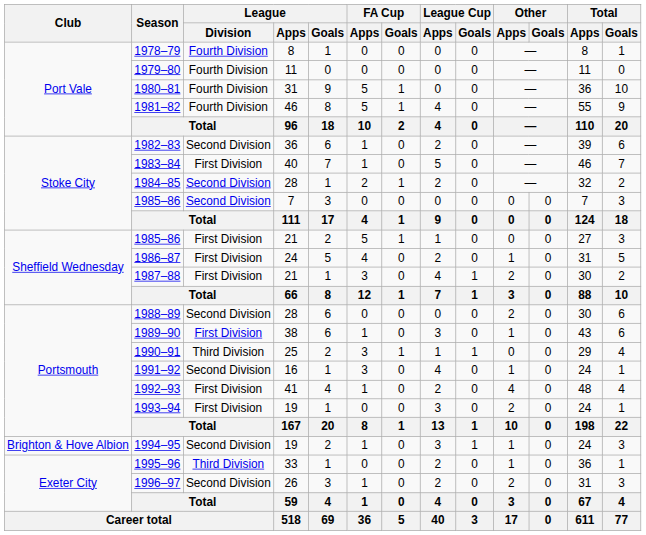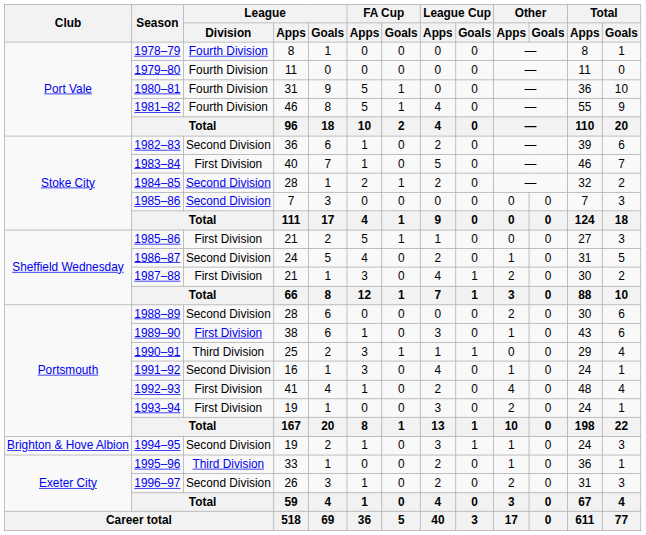(228, 257) First Division -> (228, 257) Second Division
